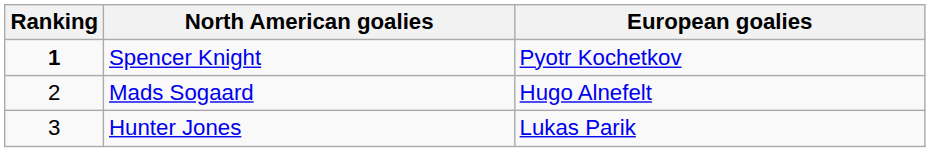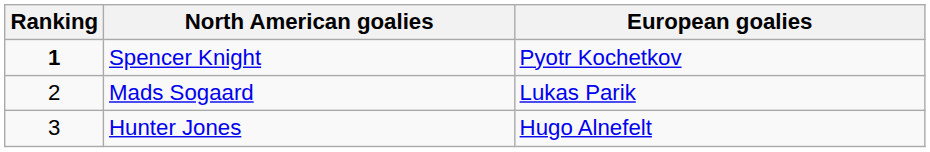(586, 92) Hugo Alnefelt -> (578, 92) Lukas Parik
(578, 127) Lukas Parik -> (586, 127) Hugo Alnefelt
